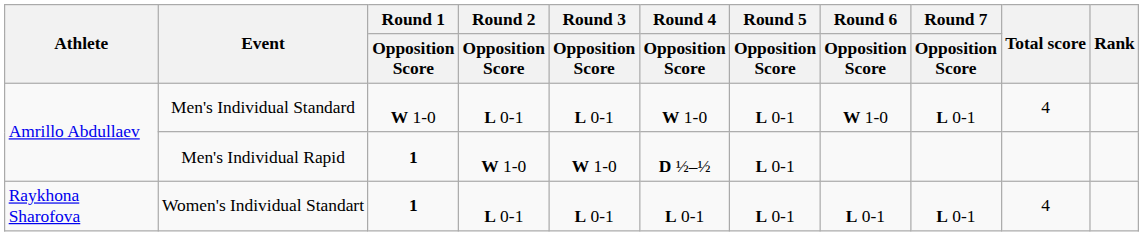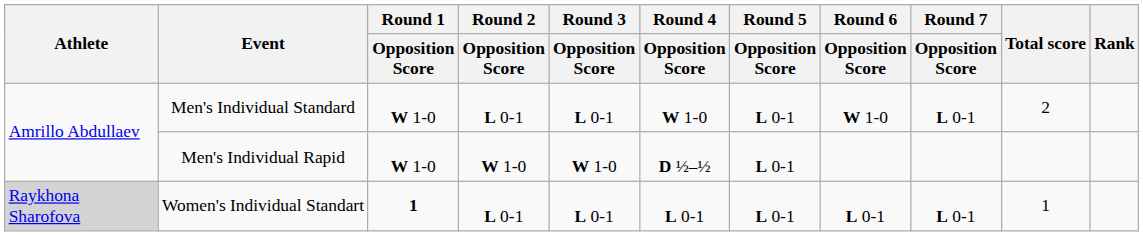(1046, 107) 4 -> (1046, 107) 2
(413, 156) 1 -> (413, 167) W 1-0
(44, 206) no background -> (44, 206) lightgrey background
(1046, 206) 4 -> (1046, 206) 1
